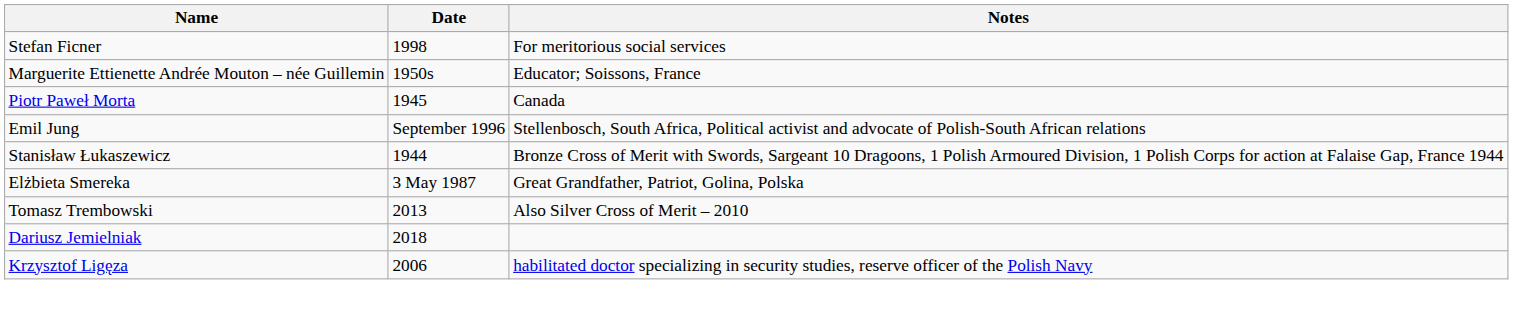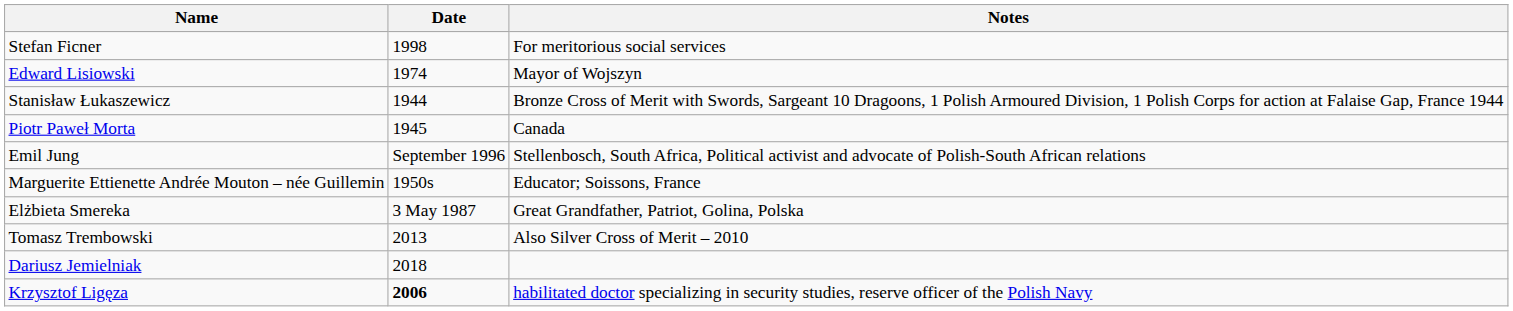+ row: (72, 73)
rows swapped: (89, 155) <-> (196, 73)
(410, 264) normal -> (410, 292) bold
